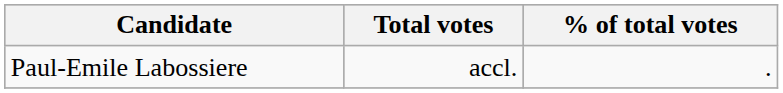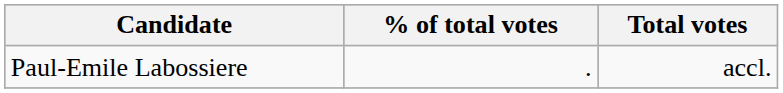columns swapped: (433, 25) <-> (650, 25)
